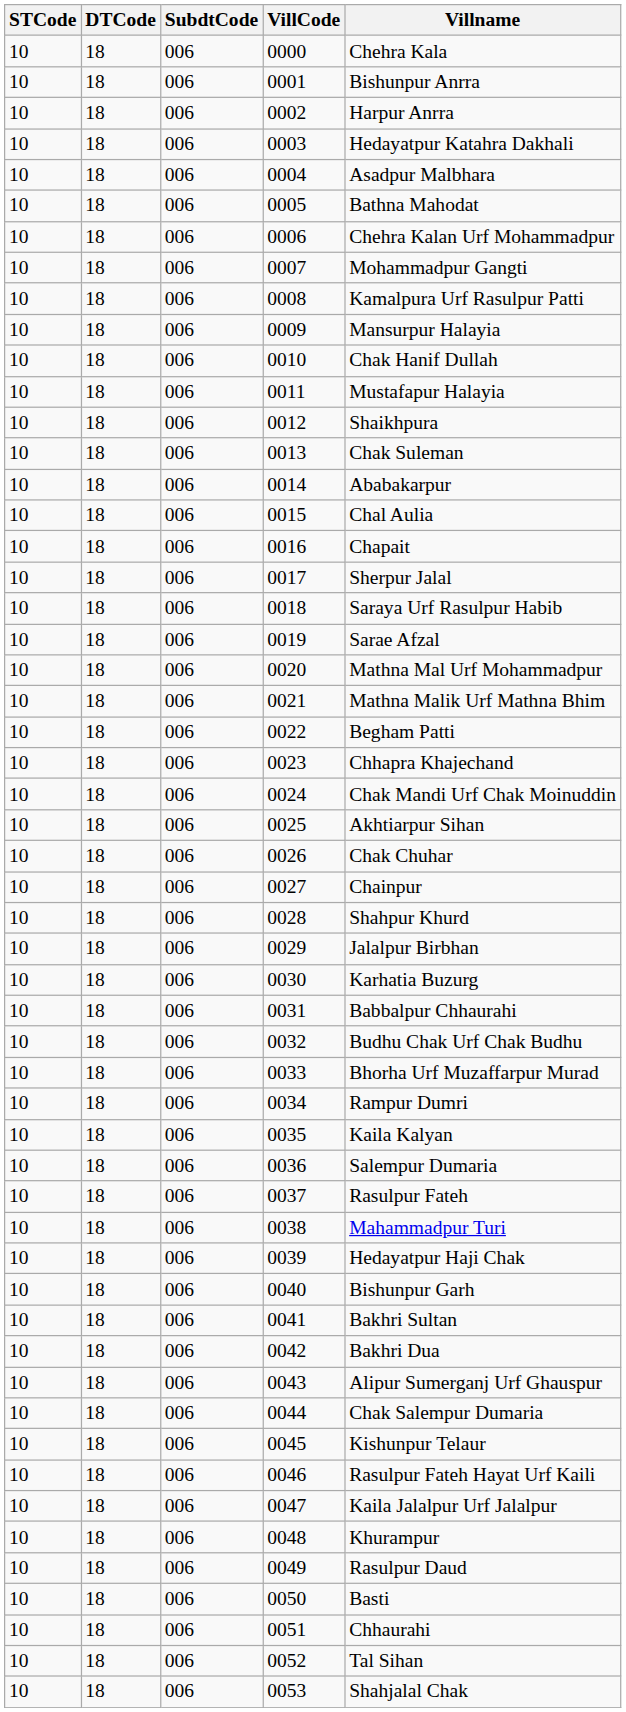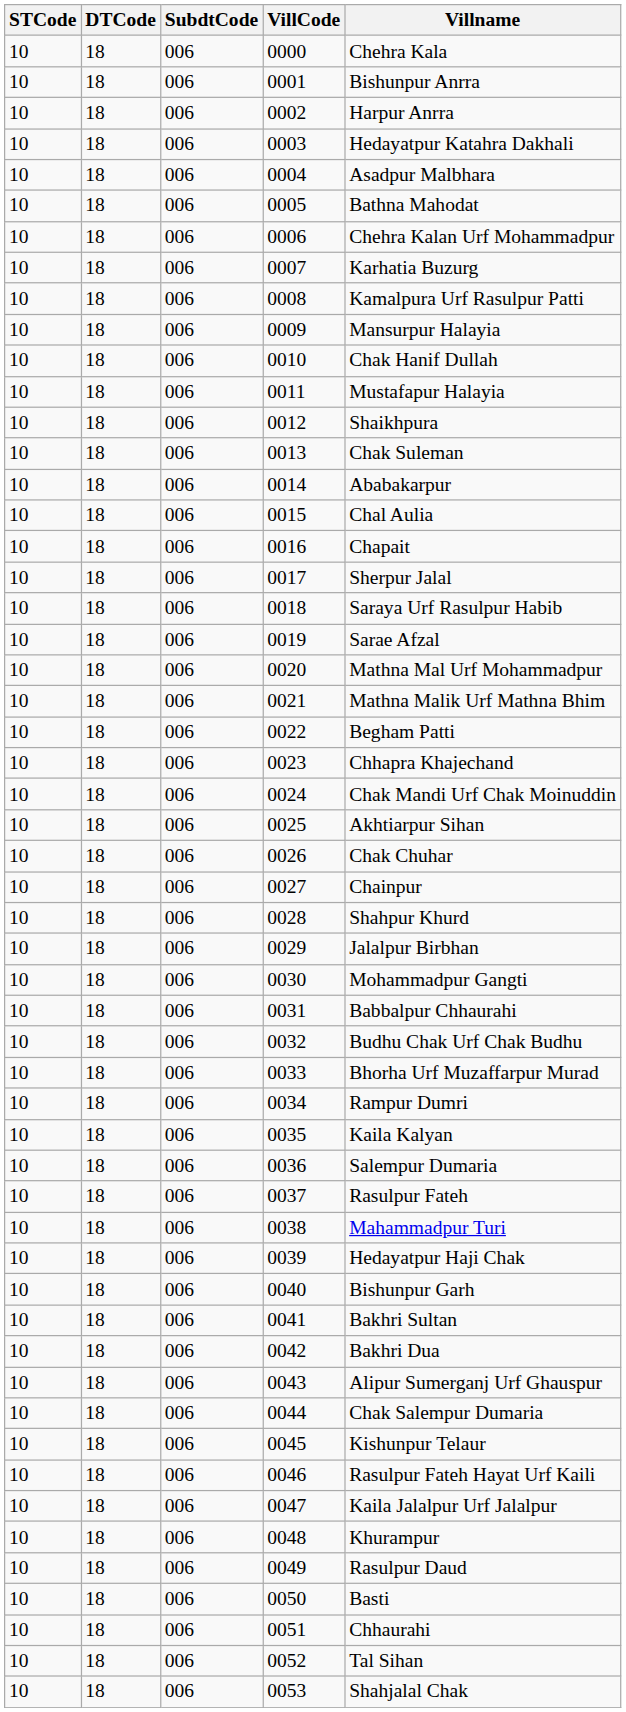(438, 267) Mohammadpur Gangti -> (414, 267) Karhatia Buzurg
(414, 979) Karhatia Buzurg -> (438, 979) Mohammadpur Gangti
